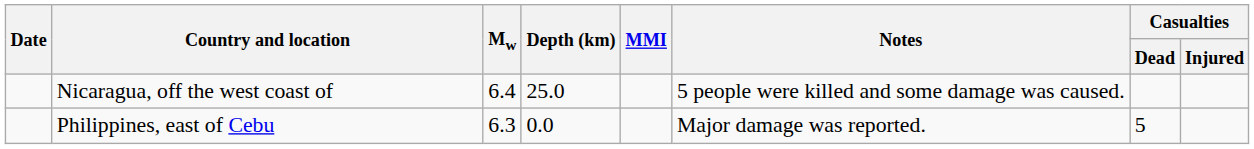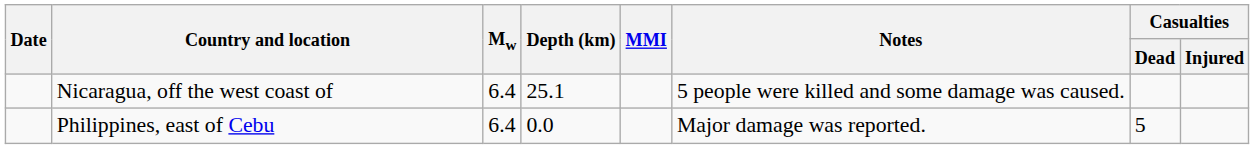(545, 90) 25.0 -> (545, 90) 25.1
(502, 125) 6.3 -> (502, 125) 6.4
